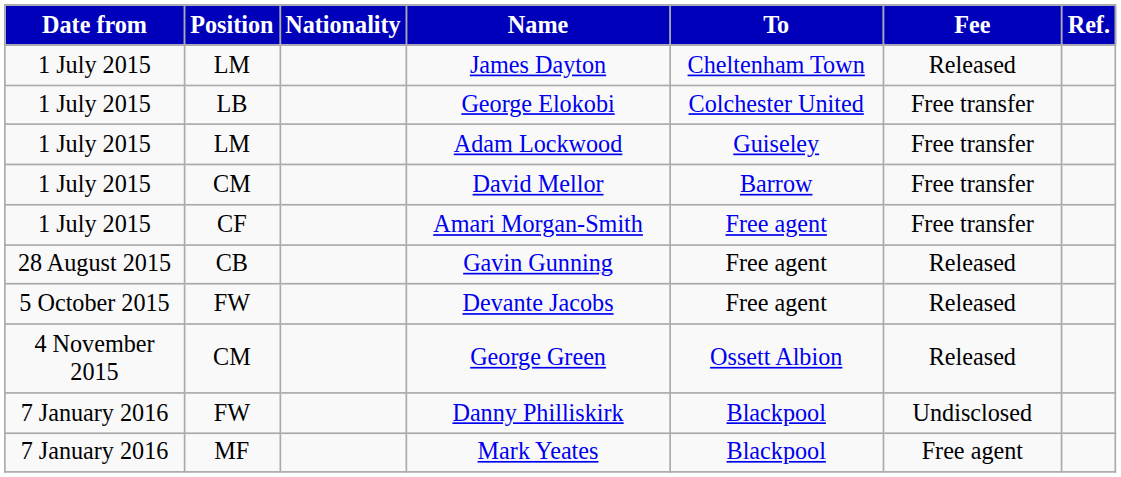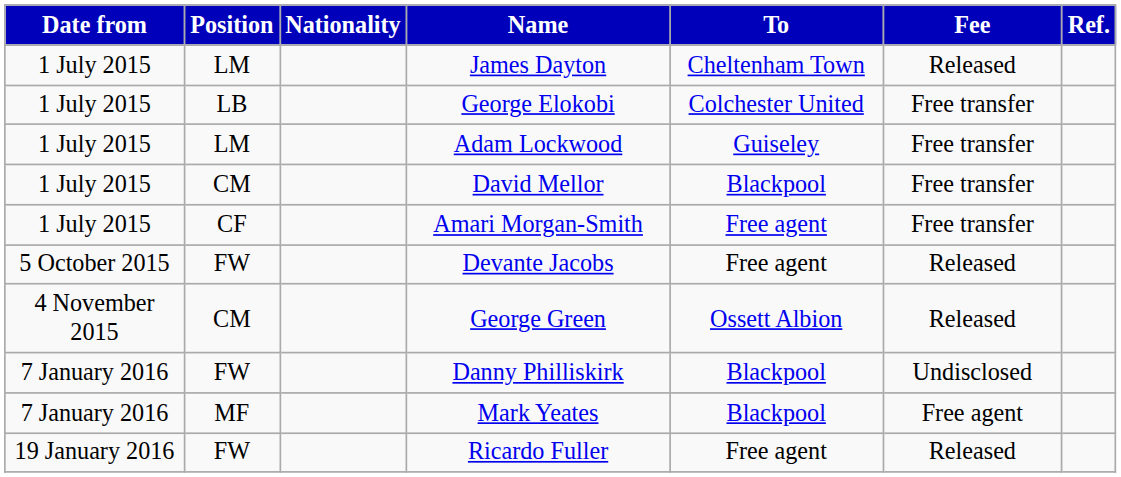(776, 184) Barrow -> (776, 184) Blackpool
- row: (538, 264)
+ row: (538, 452)
